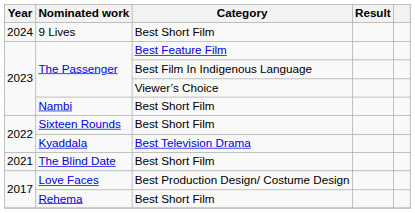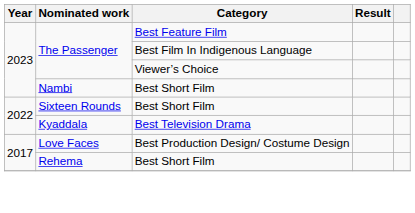- row: (57, 32)
- row: (77, 161)
